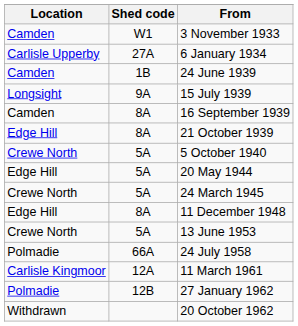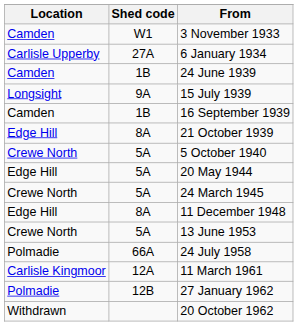(143, 113) 8A -> (143, 113) 1B
